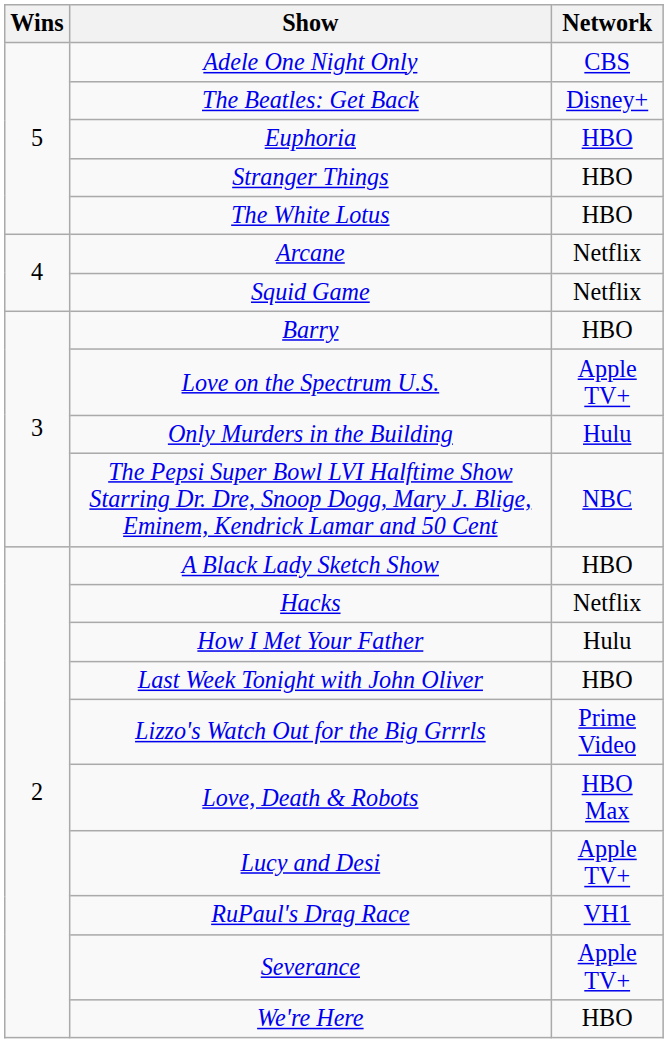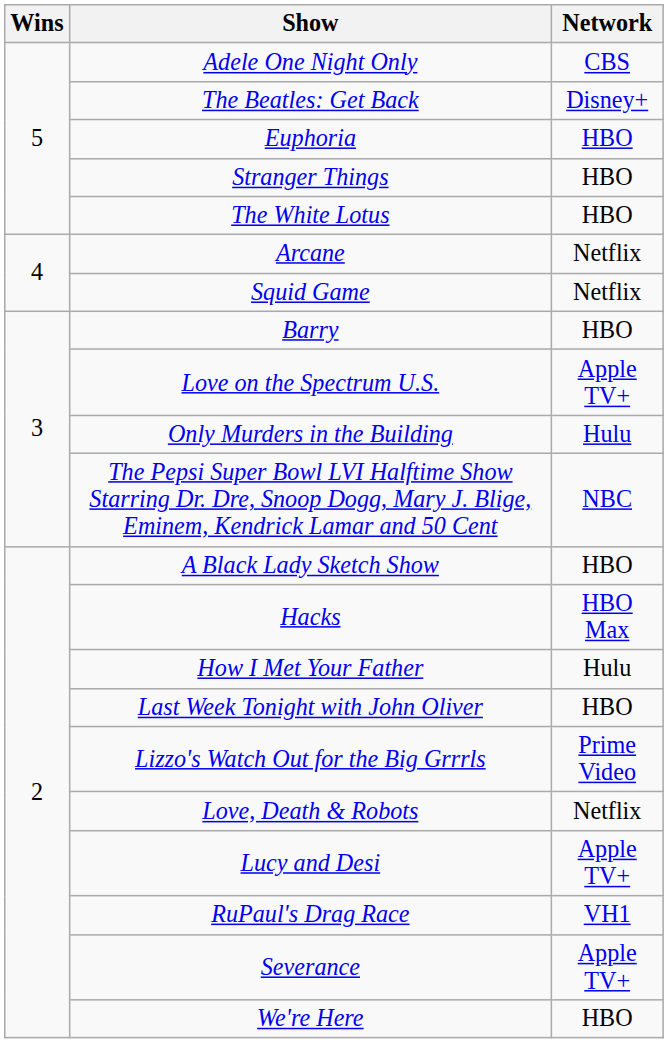(607, 603) Netflix -> (607, 616) HBO Max
(607, 797) HBO Max -> (607, 810) Netflix
